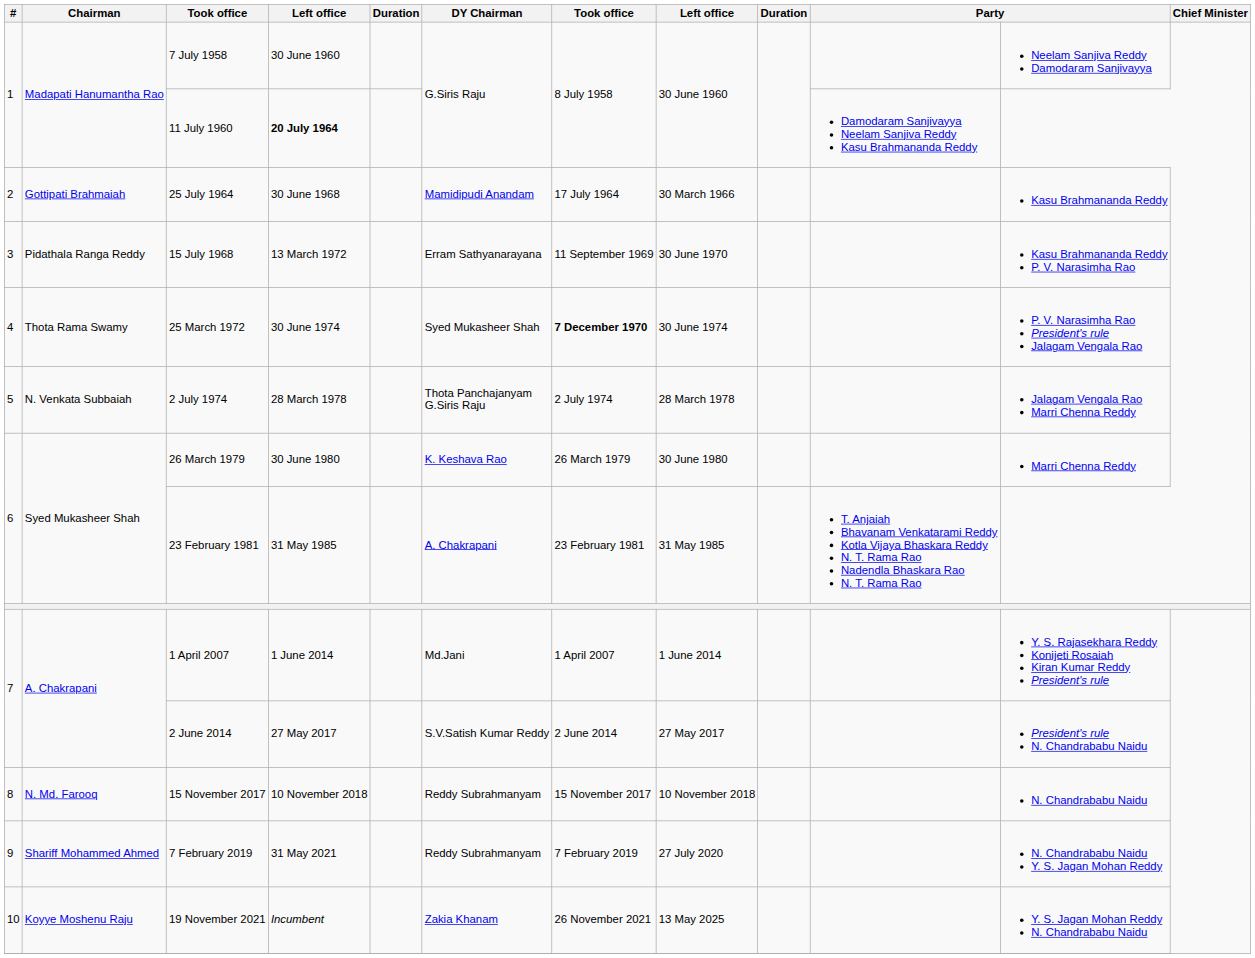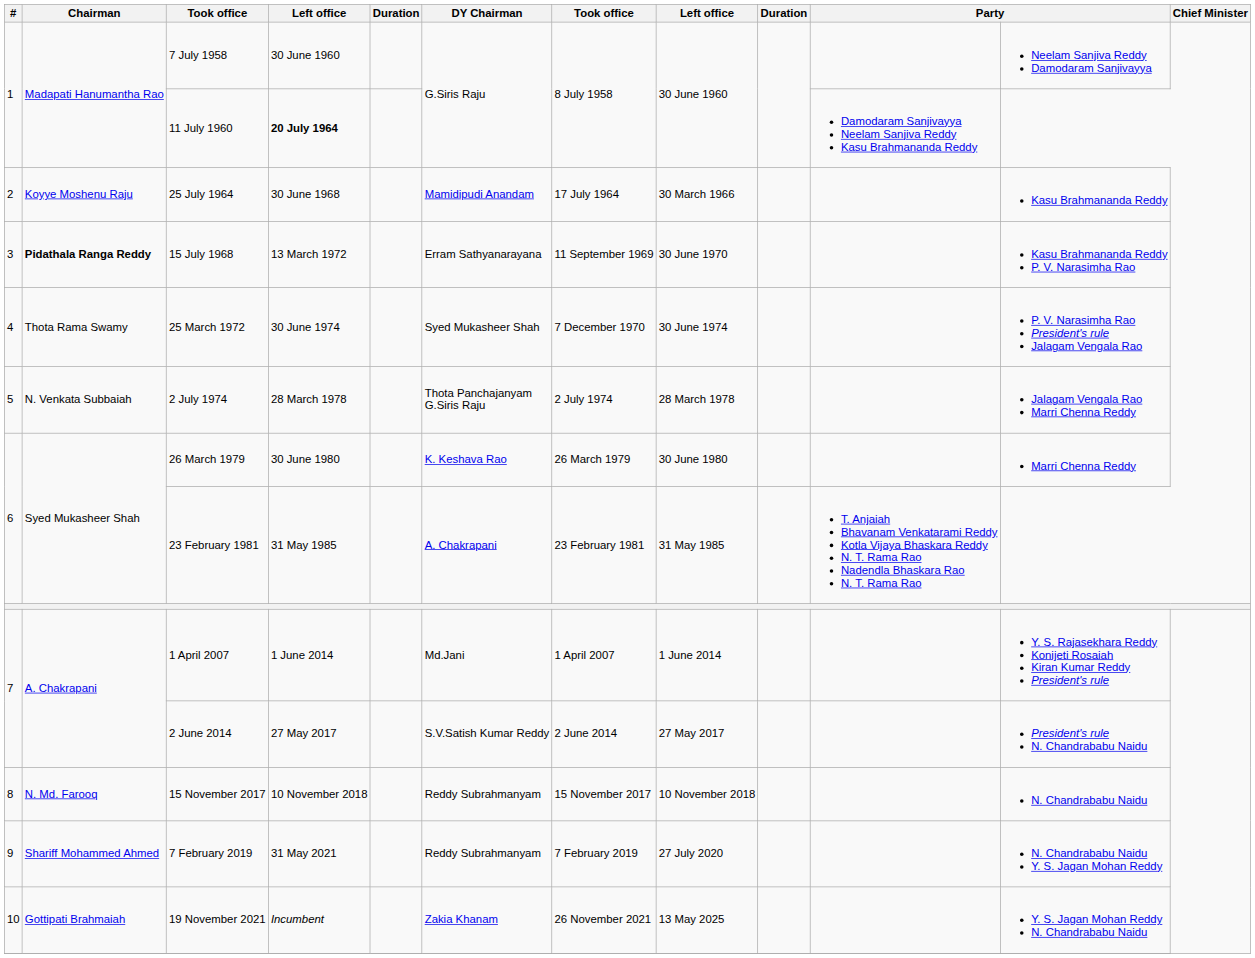(75, 194) Gottipati Brahmaiah -> (79, 194) Koyye Moshenu Raju
(85, 254) normal -> (88, 254) bold
(601, 327) bold -> (600, 327) normal
(79, 920) Koyye Moshenu Raju -> (75, 920) Gottipati Brahmaiah
